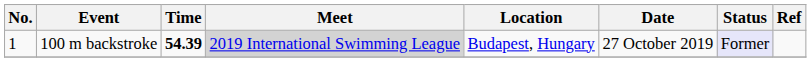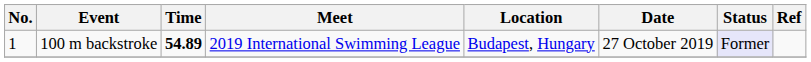(183, 43) 54.39 -> (183, 43) 54.89
(335, 43) lightgrey background -> (335, 43) no background
